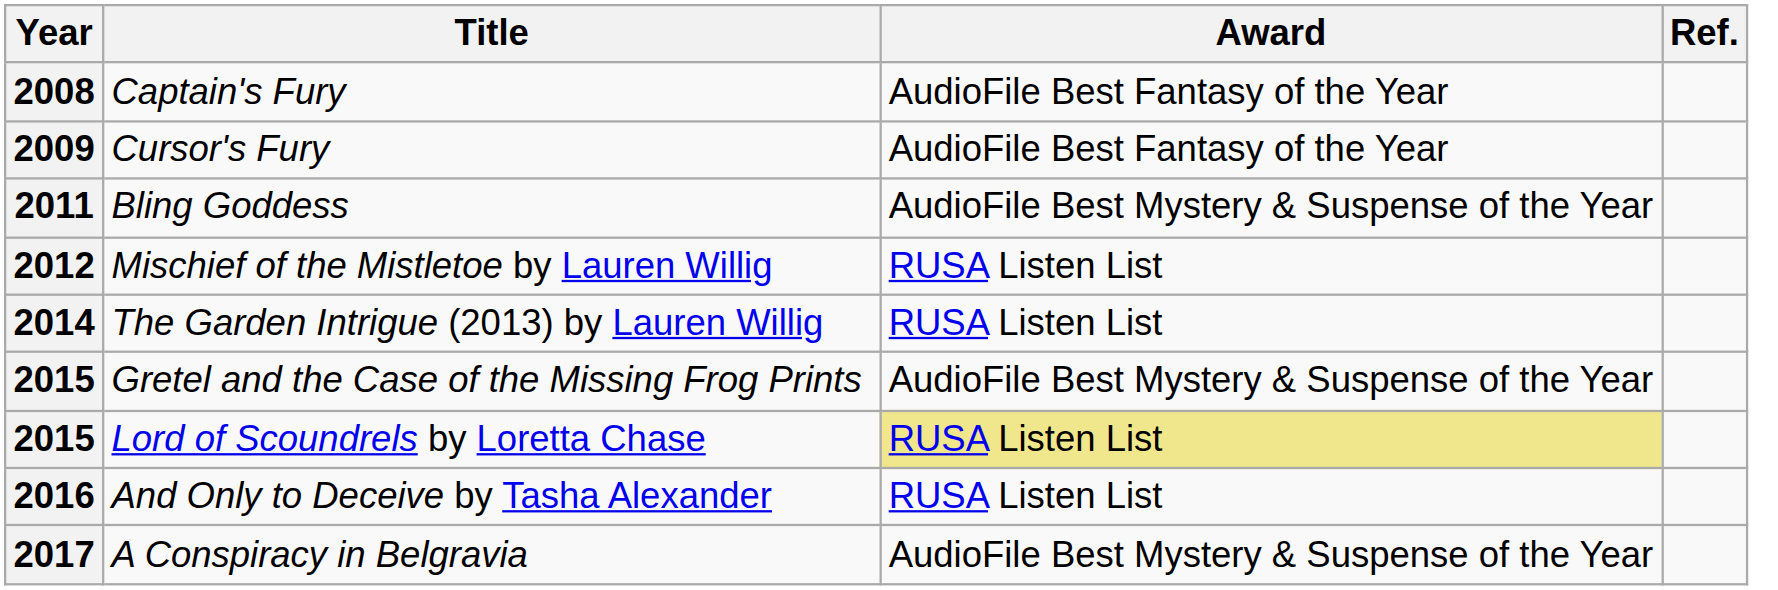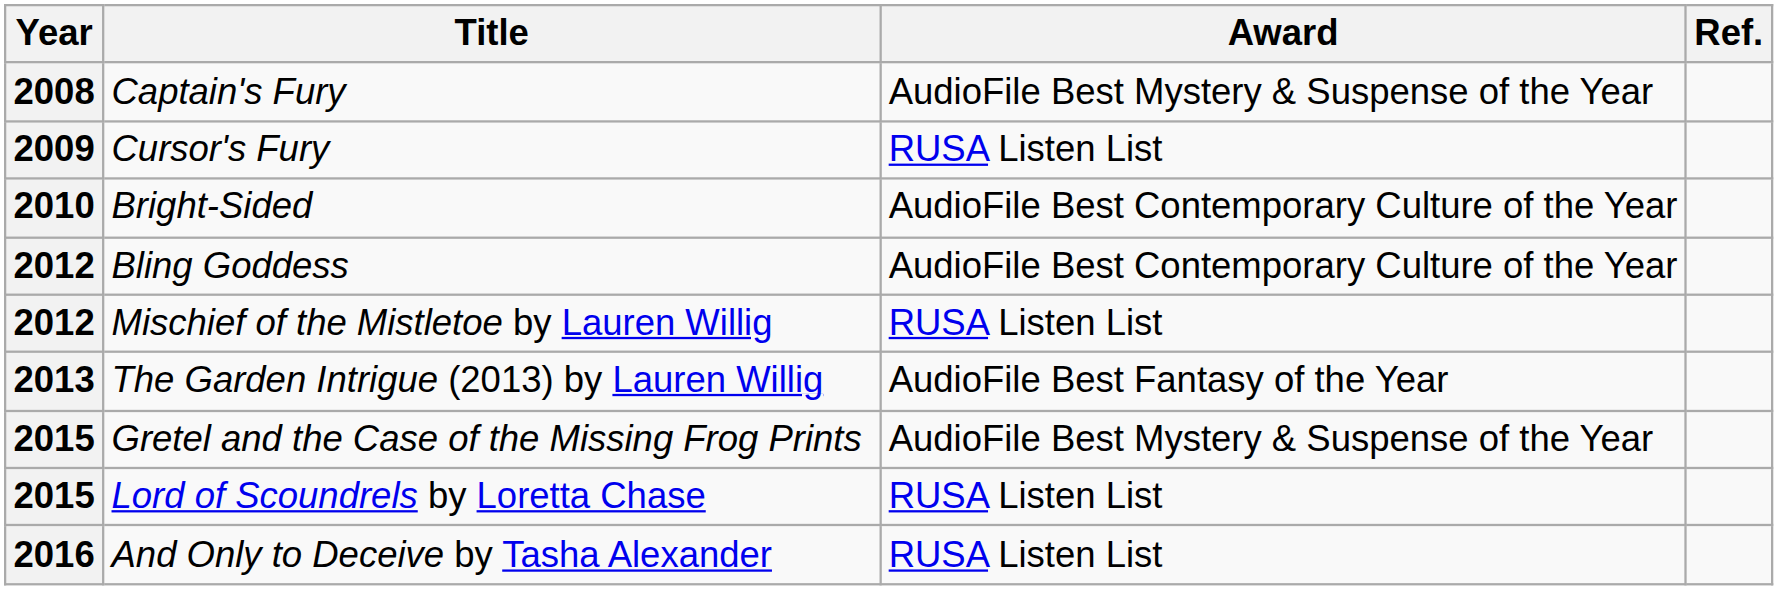(1169, 91) AudioFile Best Fantasy of the Year -> (1271, 91) AudioFile Best Mystery & Suspense of the Year
(1169, 149) AudioFile Best Fantasy of the Year -> (1026, 149) RUSA Listen List
+ row: (222, 206)
(54, 206) 2011 -> (54, 264) 2012
(1271, 206) AudioFile Best Mystery & Suspense of the Year -> (1283, 264) AudioFile Best Contemporary Culture of the Year
(54, 322) 2014 -> (54, 380) 2013
(1026, 322) RUSA Listen List -> (1169, 380) AudioFile Best Fantasy of the Year
(1026, 438) khaki background -> (1026, 496) no background
- row: (325, 554)
